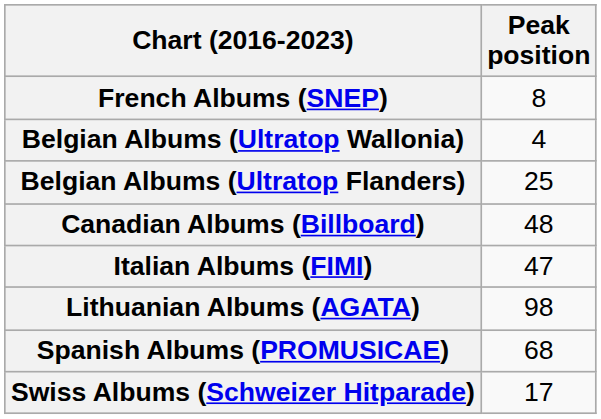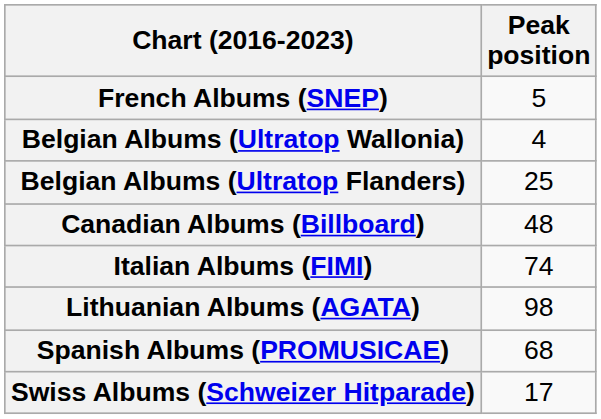(539, 97) 8 -> (539, 97) 5
(539, 266) 47 -> (539, 266) 74
